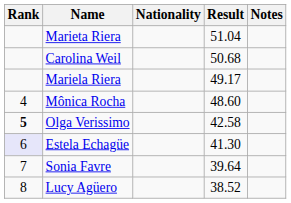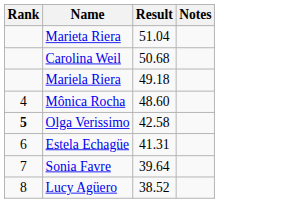- column: (168, 15)
(226, 79) 49.17 -> (154, 79) 49.18
(23, 144) lavender background -> (23, 144) no background
(226, 144) 41.30 -> (154, 144) 41.31
